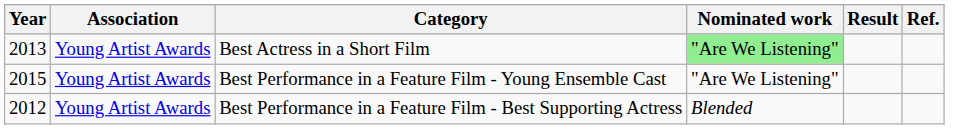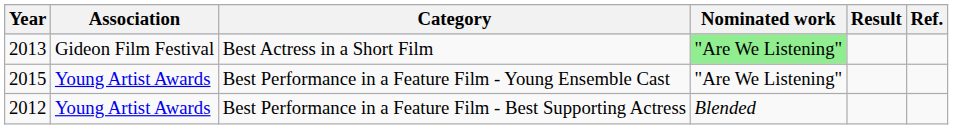(133, 49) Young Artist Awards -> (135, 49) Gideon Film Festival
